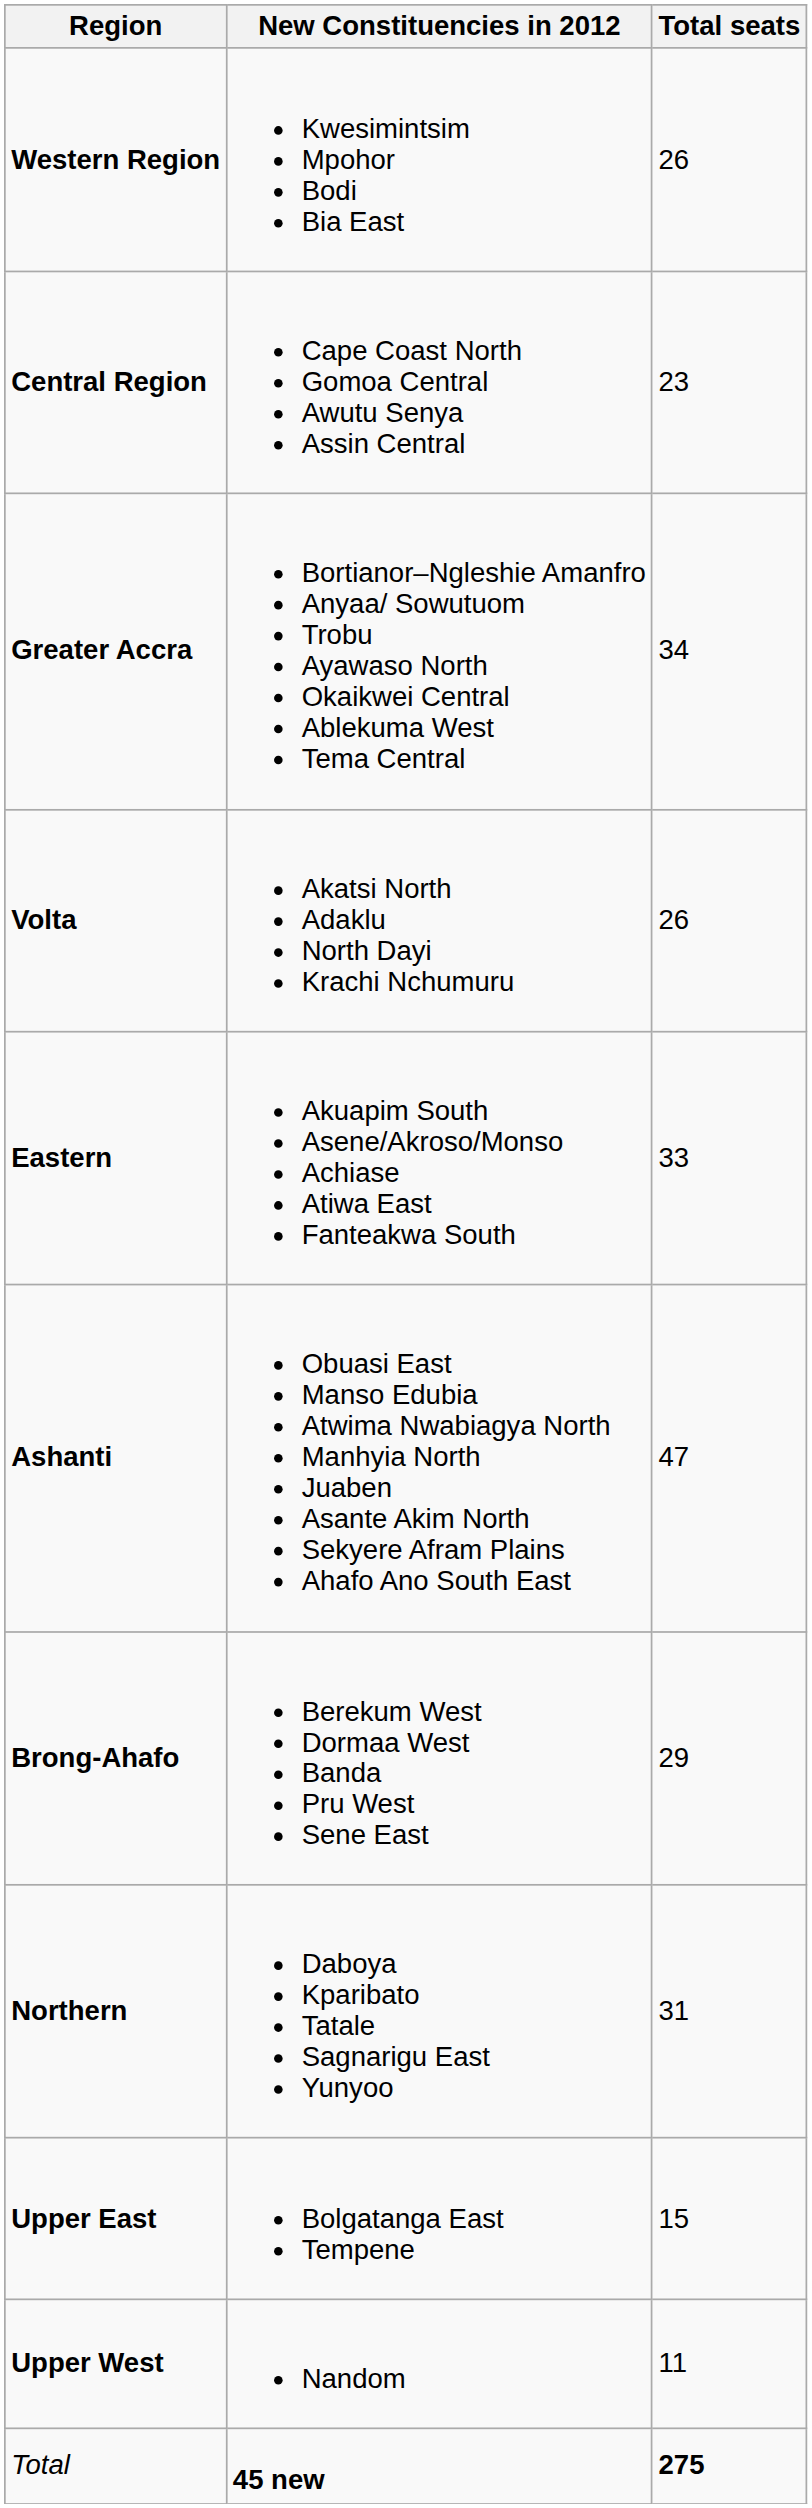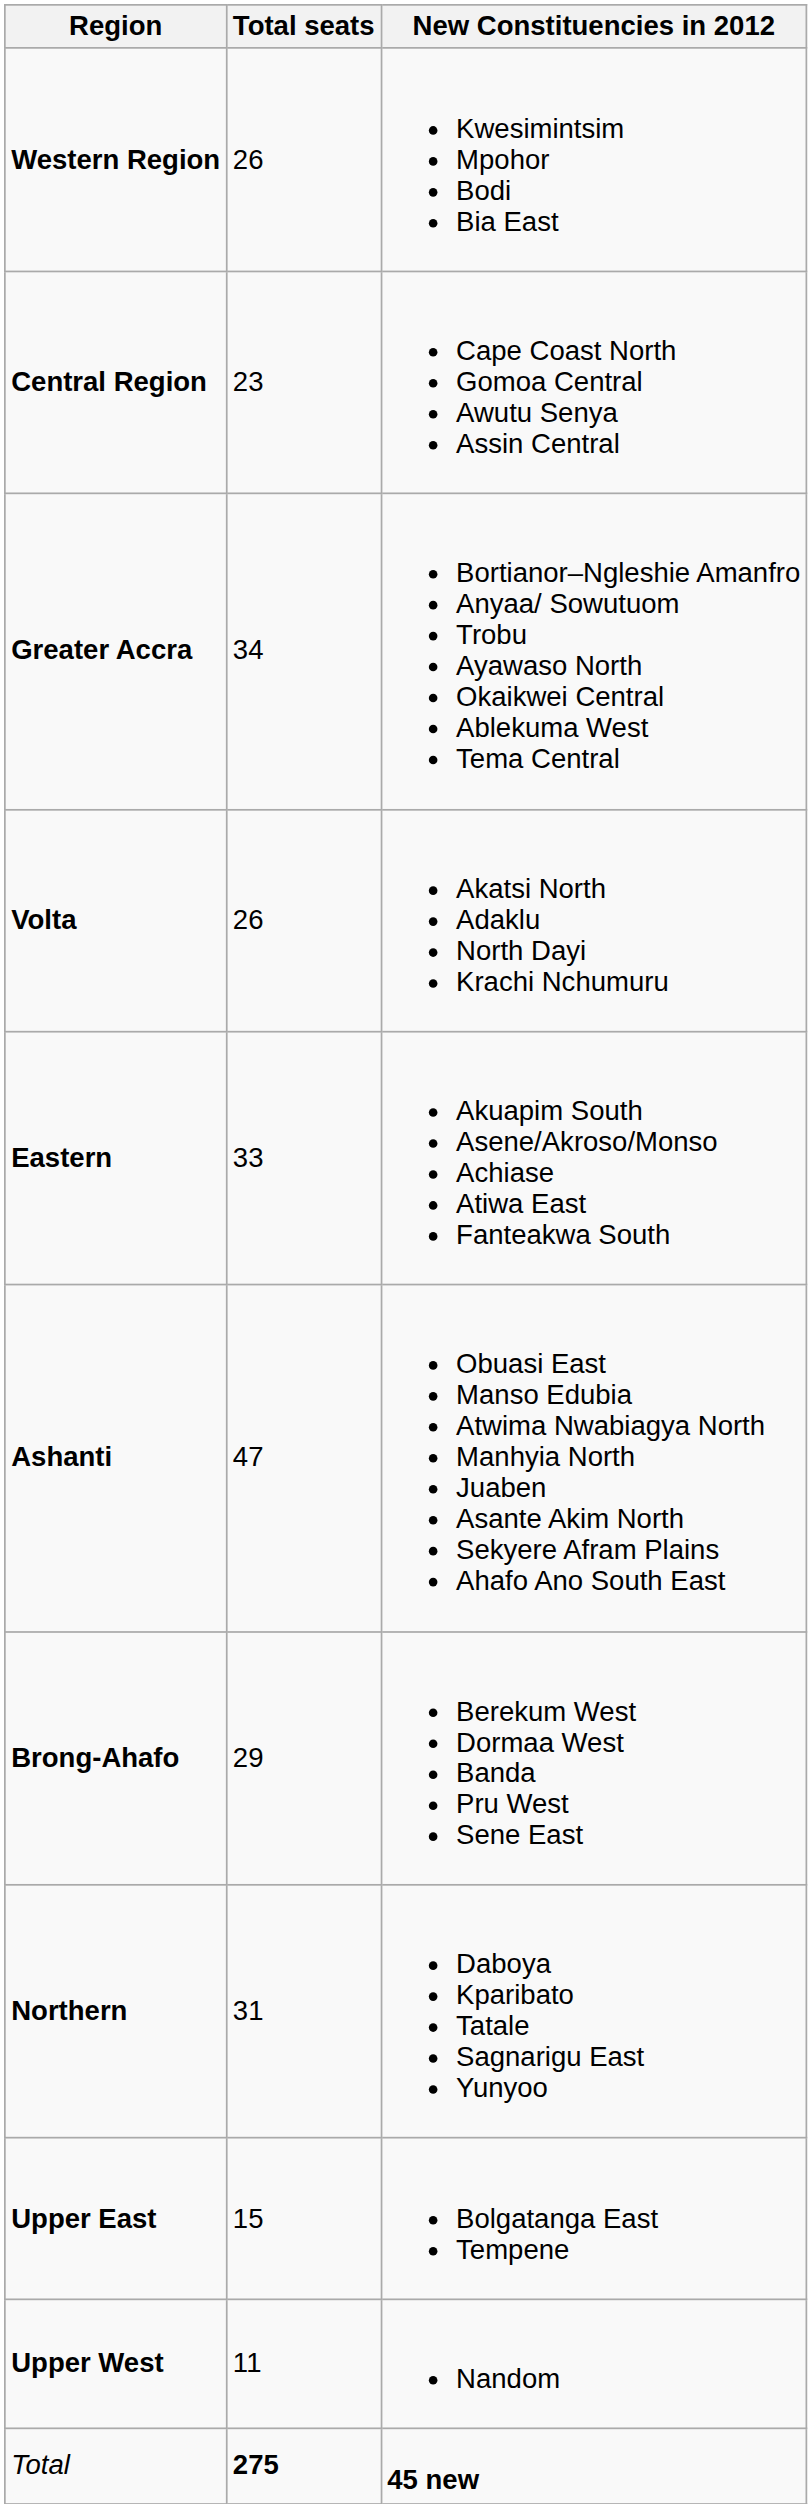columns swapped: (439, 26) <-> (729, 26)
